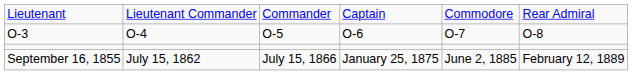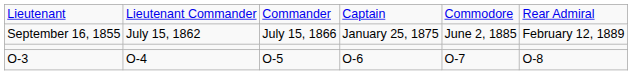rows swapped: (18, 34) <-> (64, 59)
